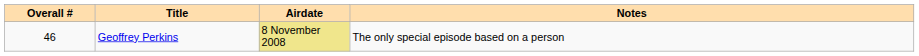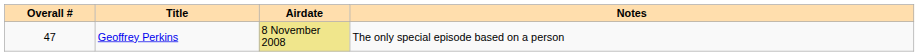(50, 36) 46 -> (50, 36) 47
